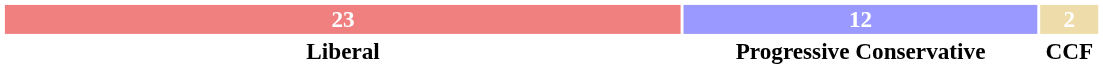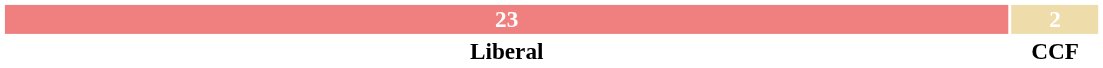- column: (861, 19)
